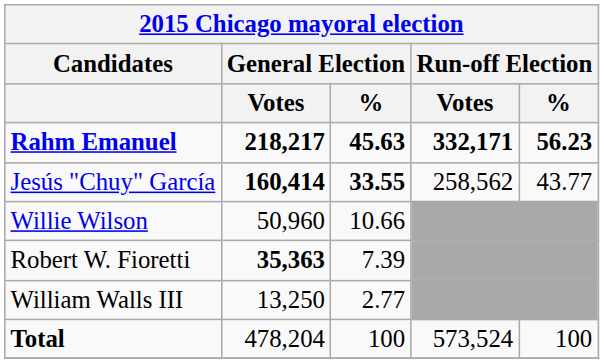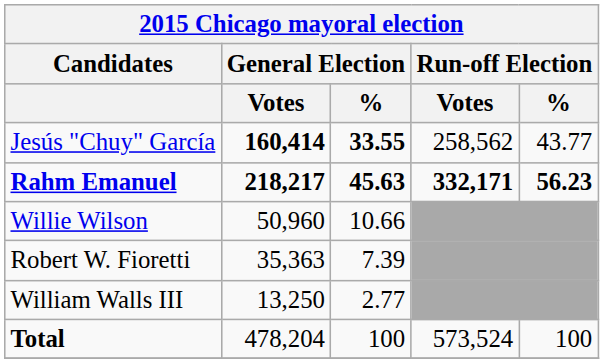rows swapped: (94, 142) <-> (113, 181)
(291, 260) bold -> (291, 260) normal
